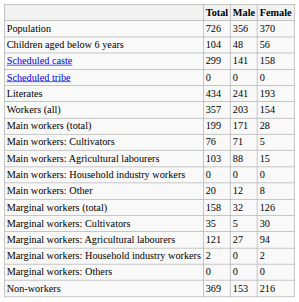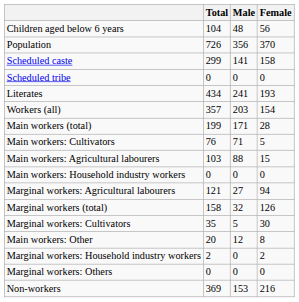rows swapped: (29, 28) <-> (65, 45)
rows swapped: (50, 191) <-> (91, 239)
